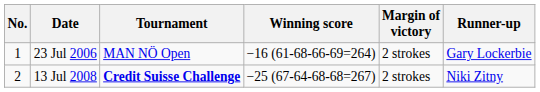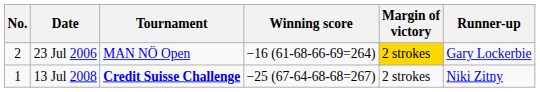(18, 54) 1 -> (18, 54) 2
(406, 54) no background -> (406, 54) gold background
(18, 76) 2 -> (18, 76) 1
